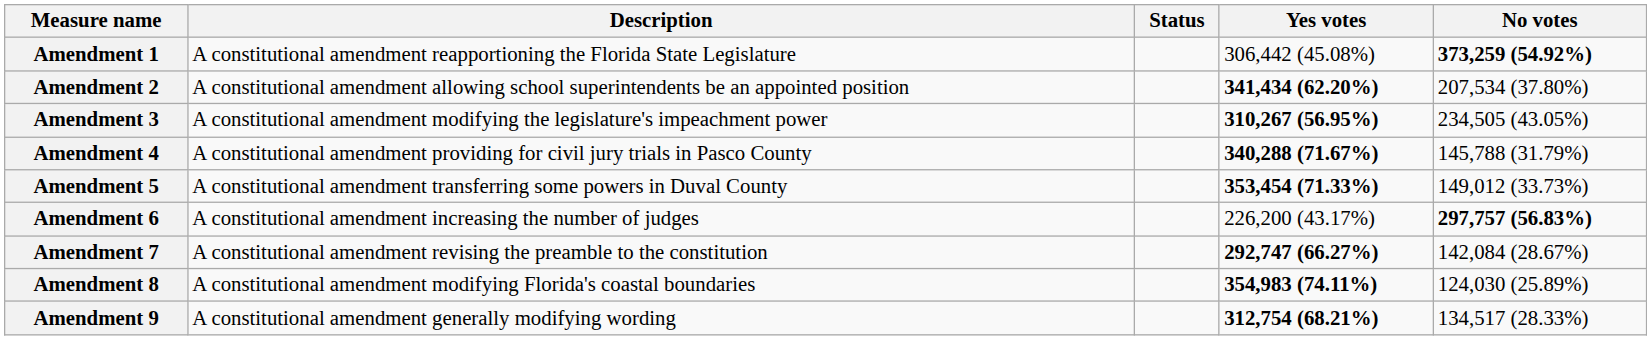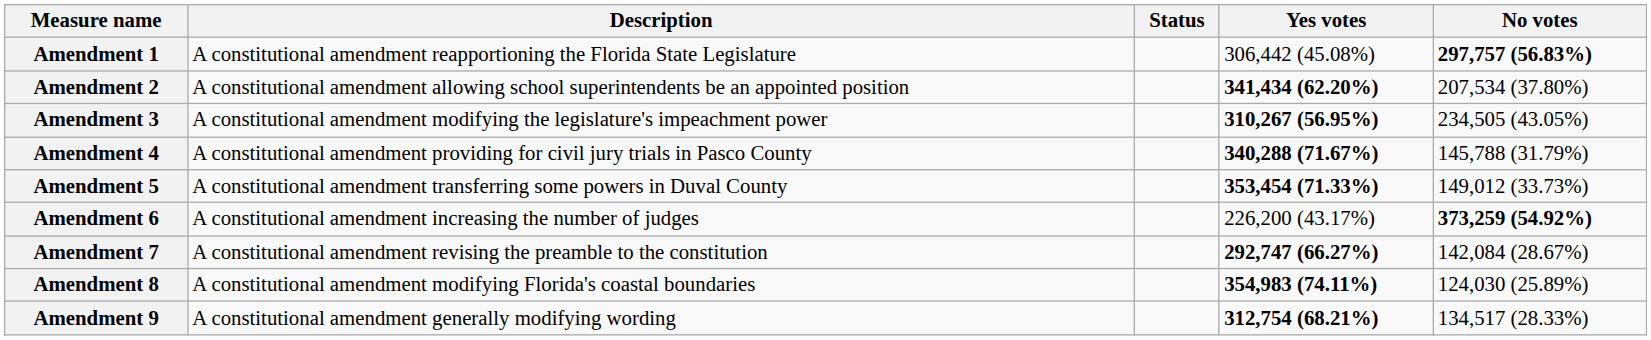(1515, 53) 373,259 (54.92%) -> (1515, 53) 297,757 (56.83%)
(1515, 218) 297,757 (56.83%) -> (1515, 218) 373,259 (54.92%)
